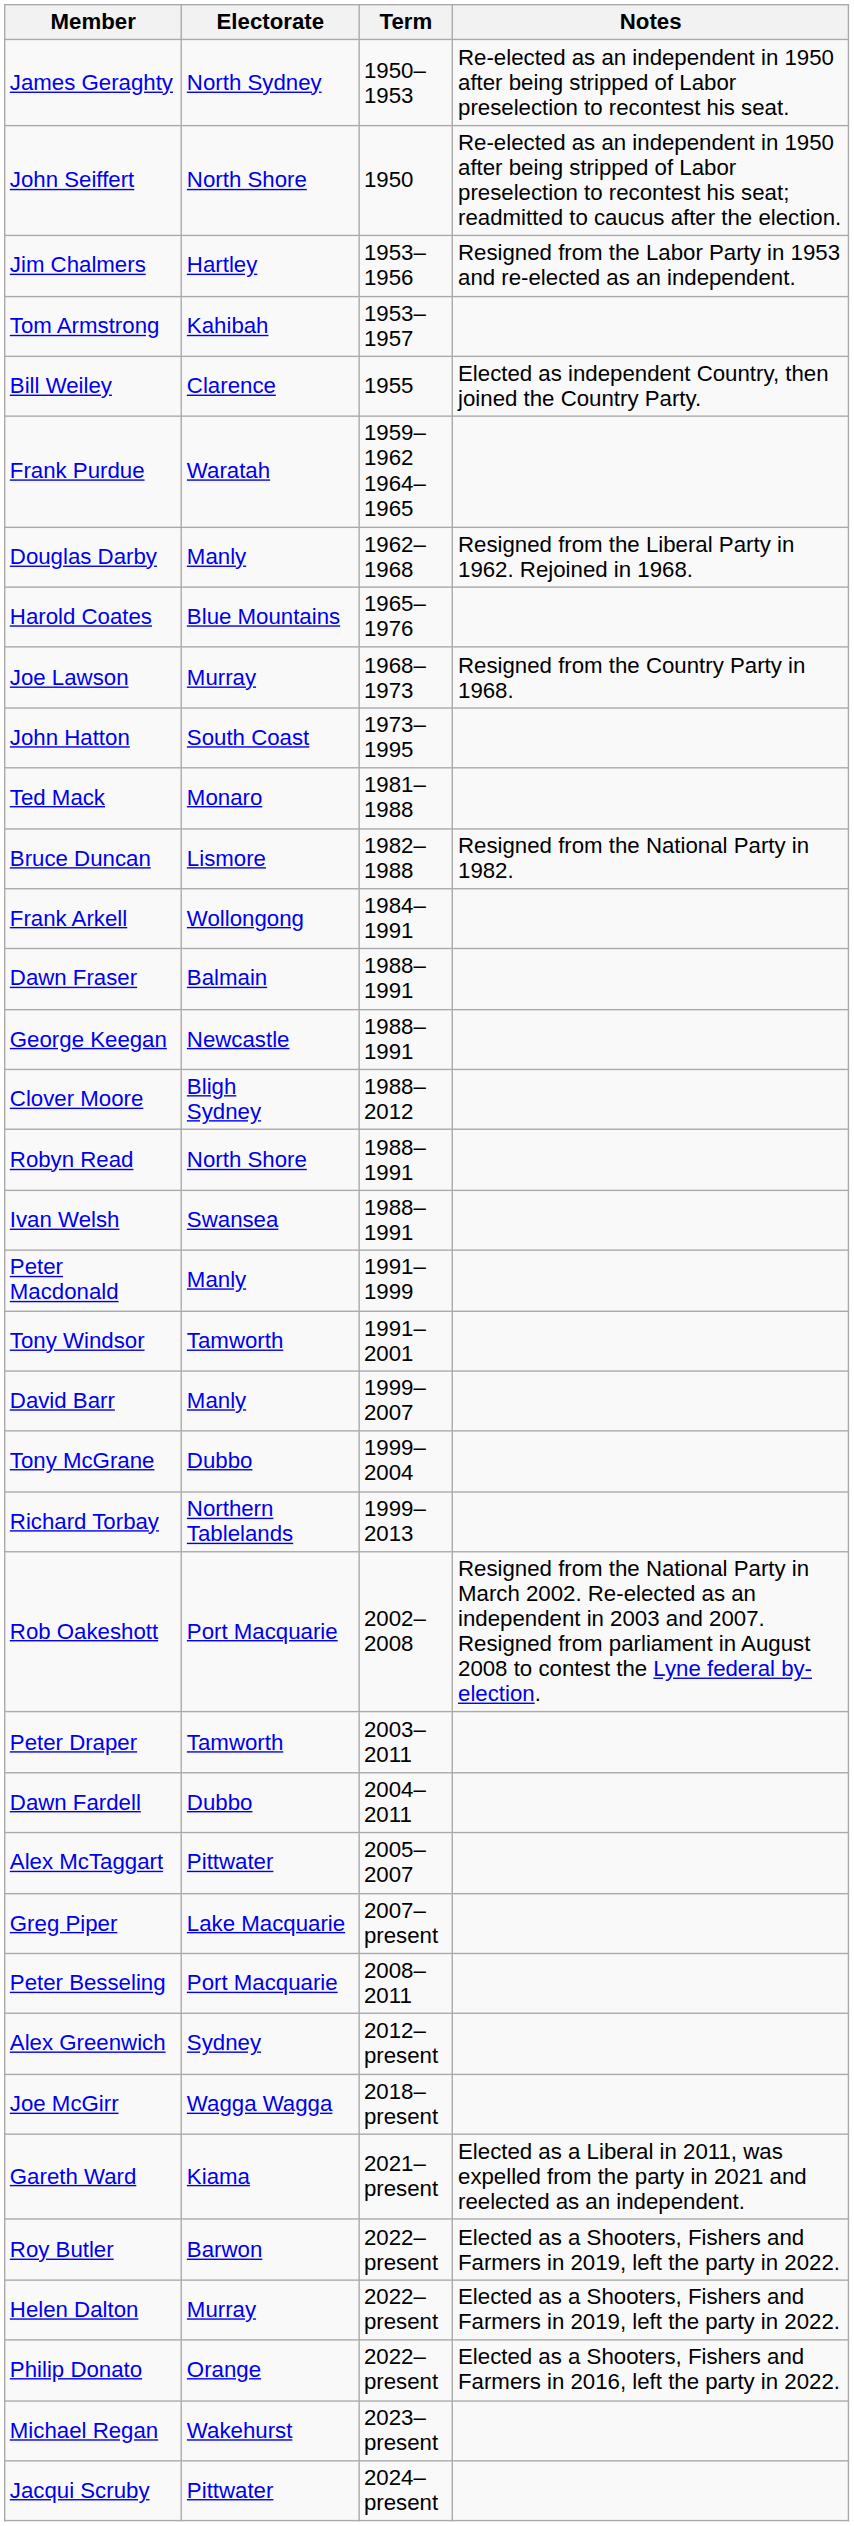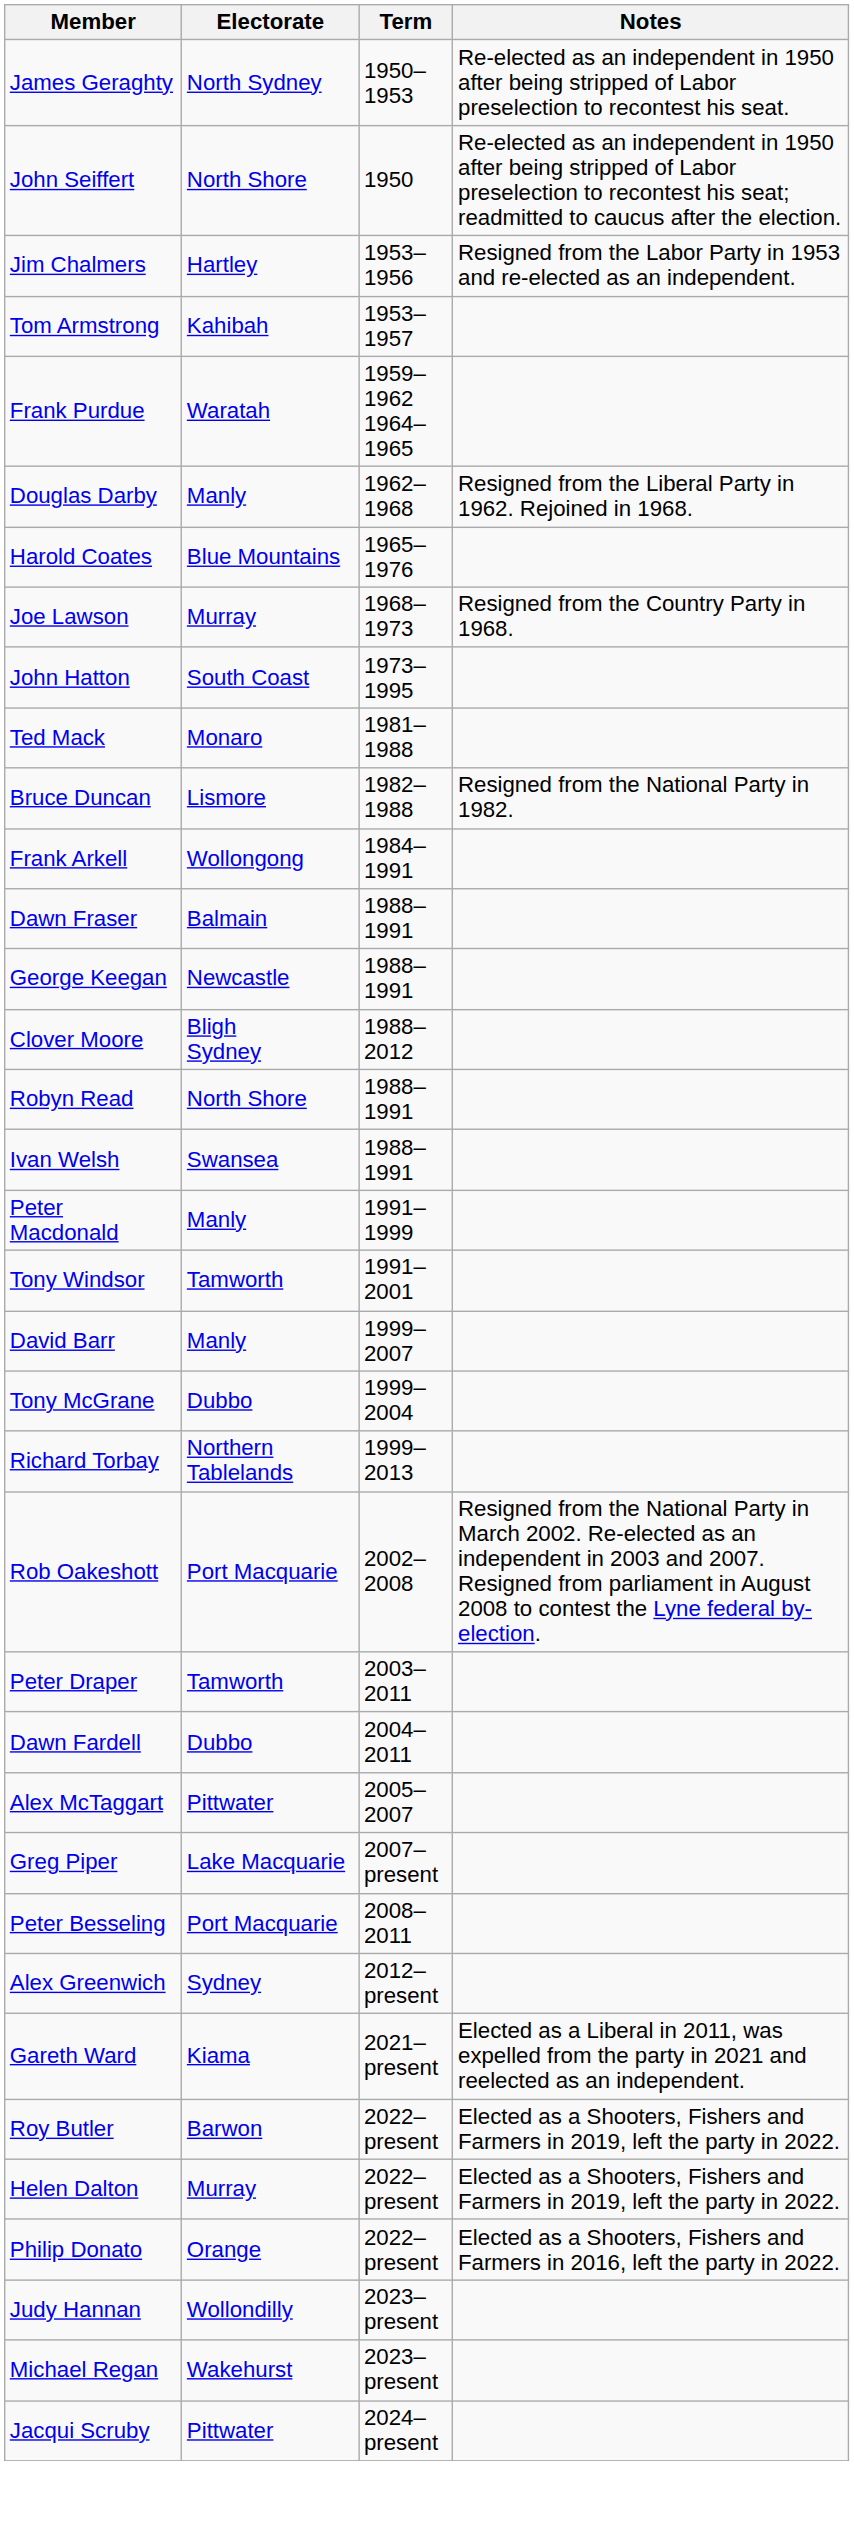- row: (61, 386)
- row: (64, 2103)
+ row: (75, 2309)
